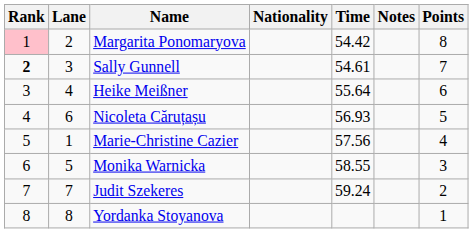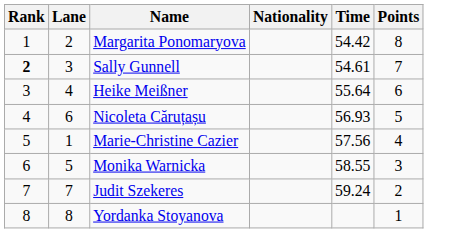- column: (396, 16)
(26, 41) pink background -> (26, 41) no background
